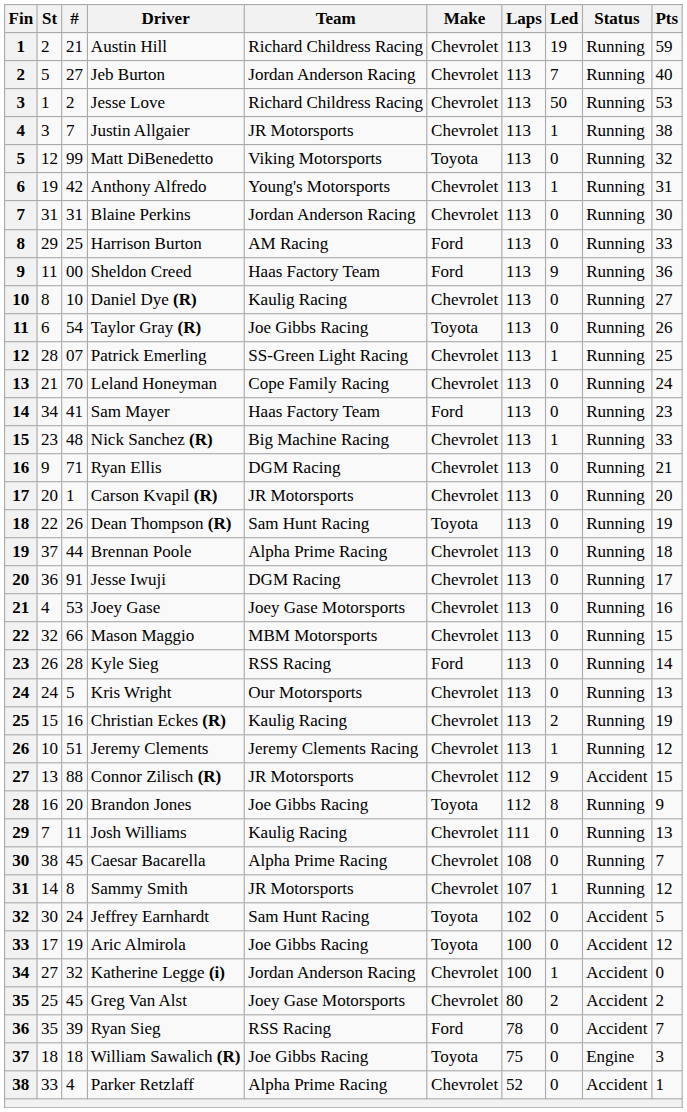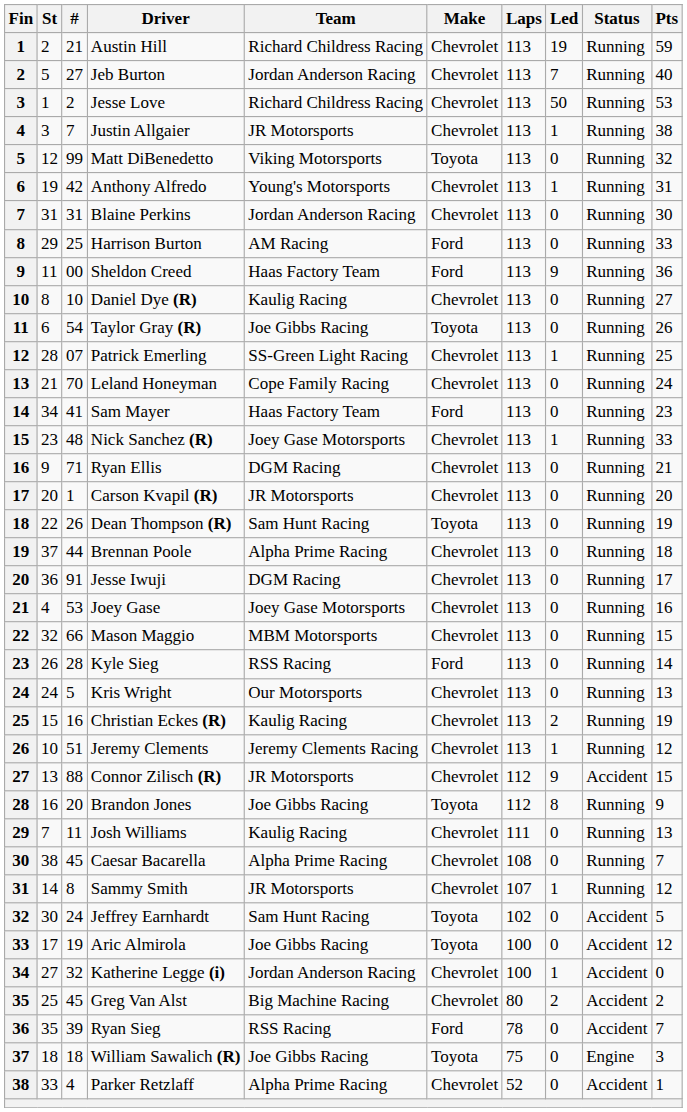(319, 439) Big Machine Racing -> (327, 439) Joey Gase Motorsports
(327, 1001) Joey Gase Motorsports -> (319, 1001) Big Machine Racing
